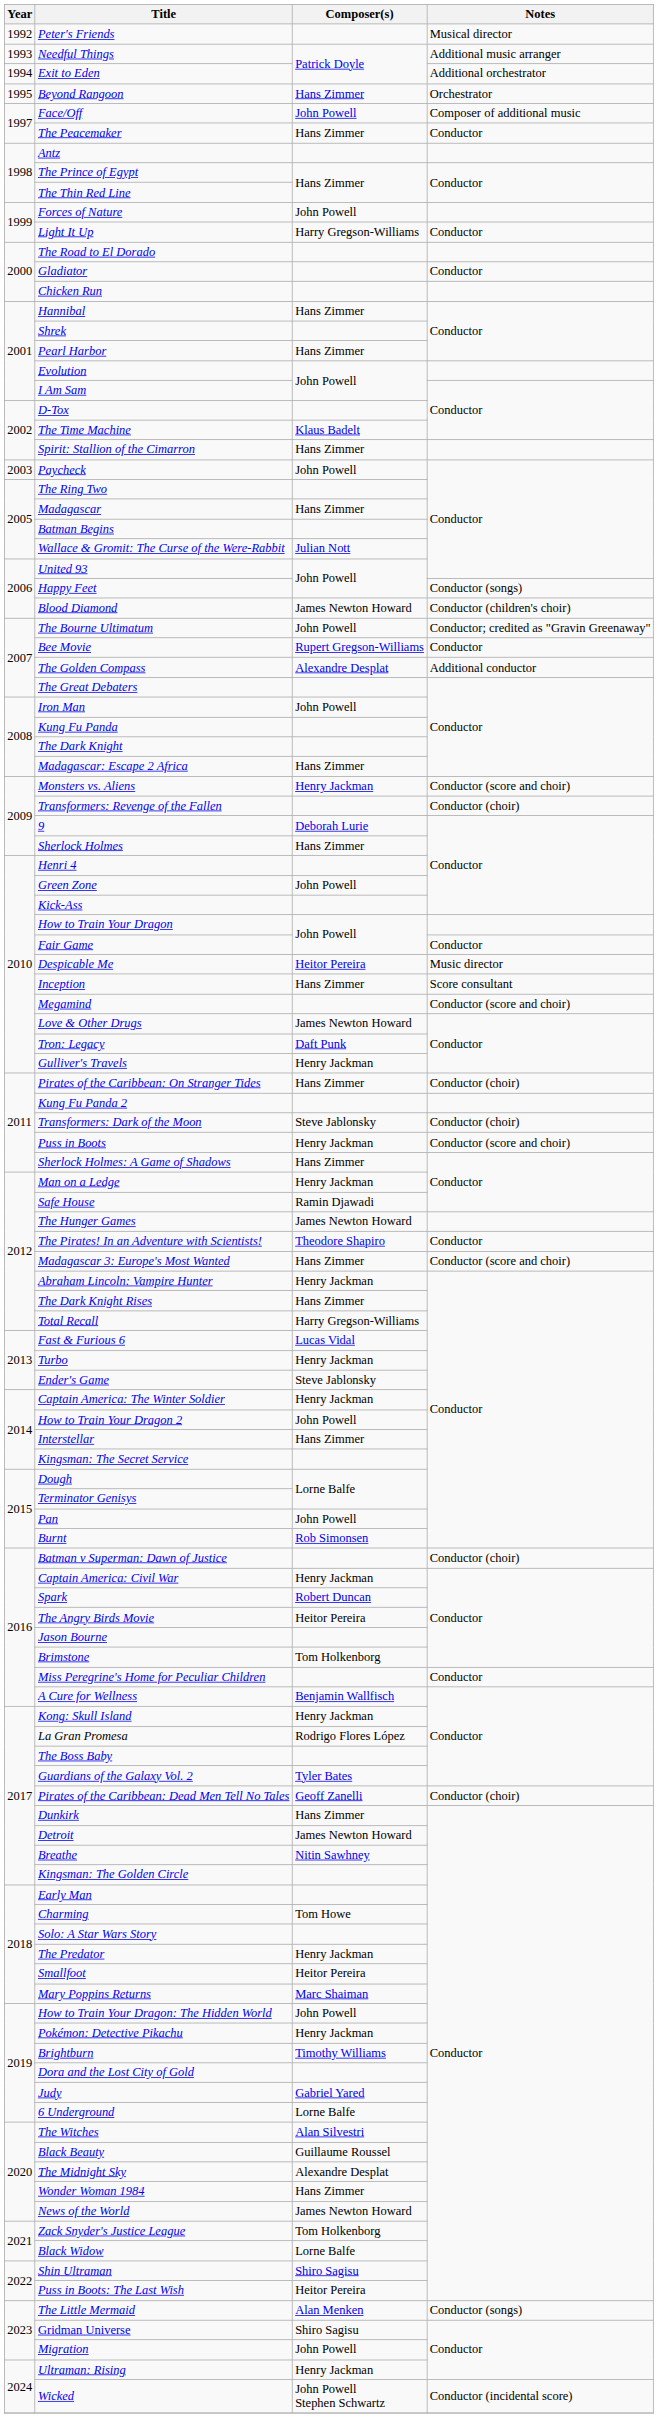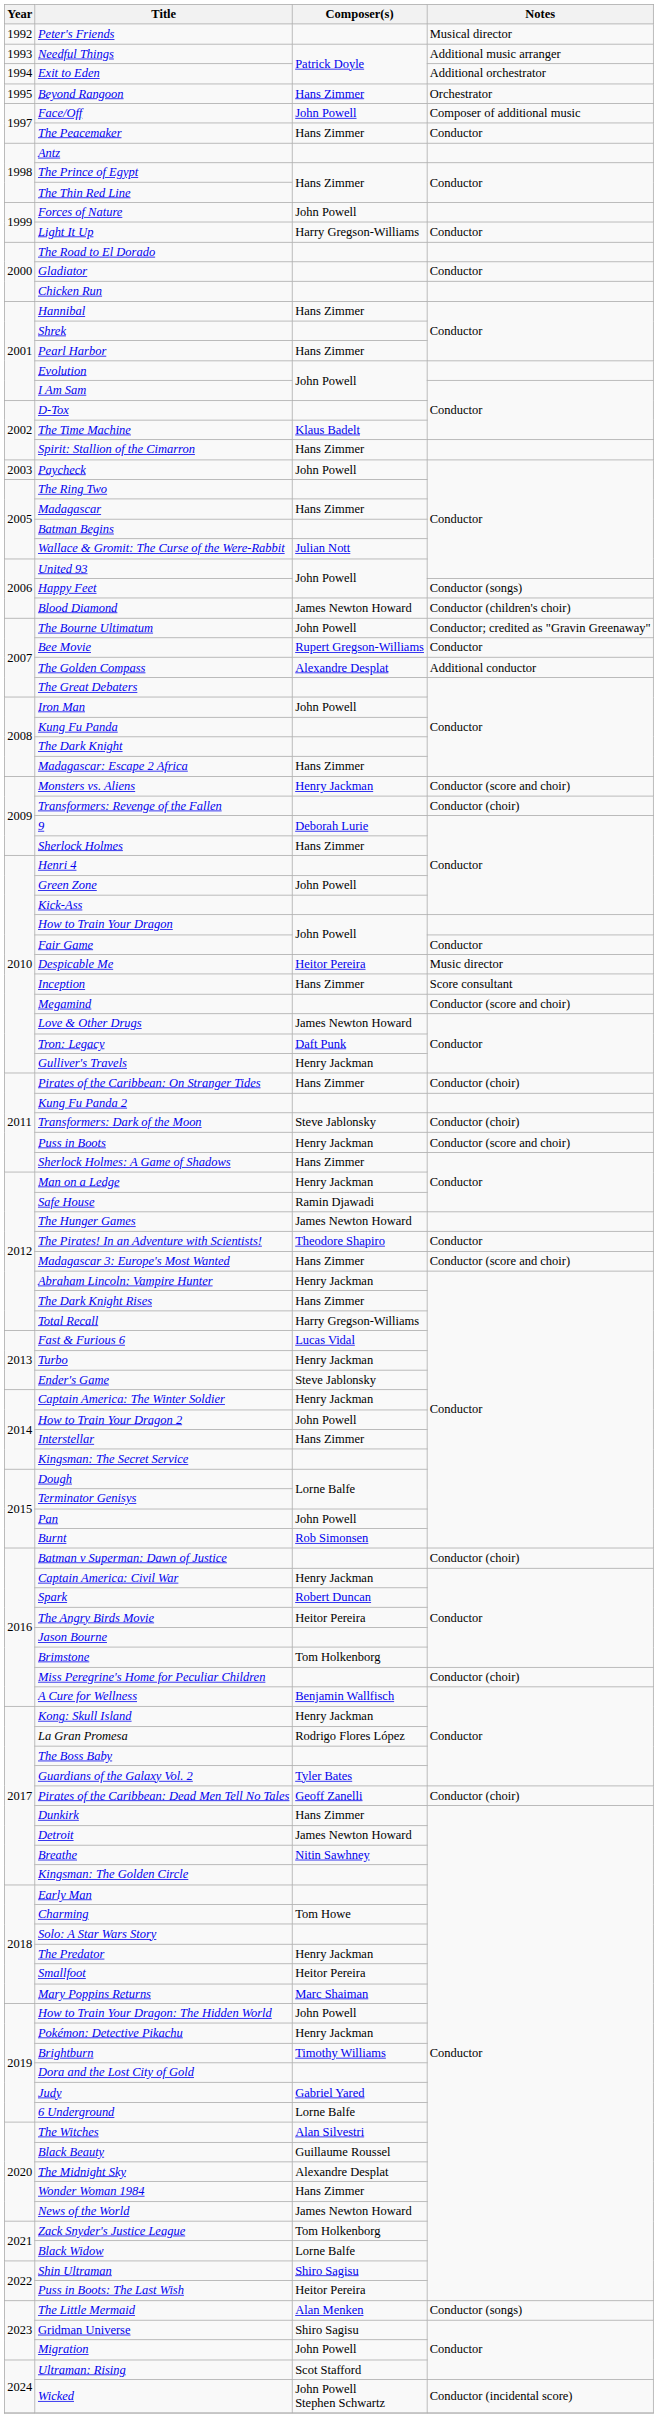(456, 1676) Conductor -> (475, 1676) Conductor (choir)
(334, 2369) Henry Jackman -> (328, 2369) Scot Stafford
